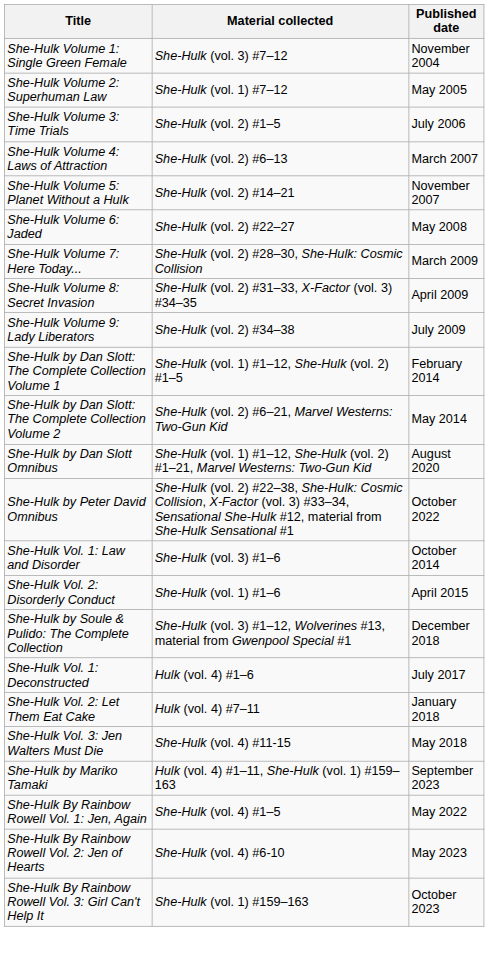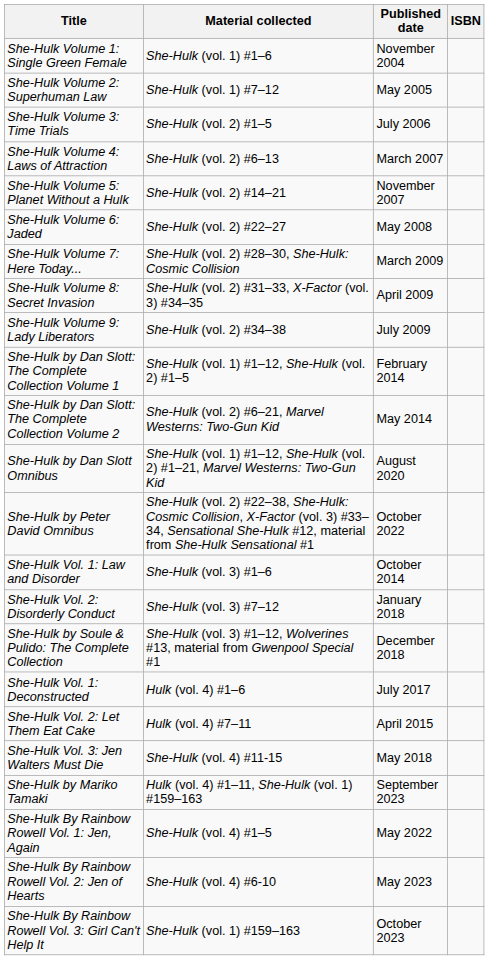+ column: (466, 21)
(221, 55) She-Hulk (vol. 3) #7–12 -> (209, 55) She-Hulk (vol. 1) #1–6
(218, 592) She-Hulk (vol. 1) #1–6 -> (213, 606) She-Hulk (vol. 3) #7–12
(440, 592) April 2015 -> (399, 606) January 2018
(434, 709) January 2018 -> (405, 723) April 2015
